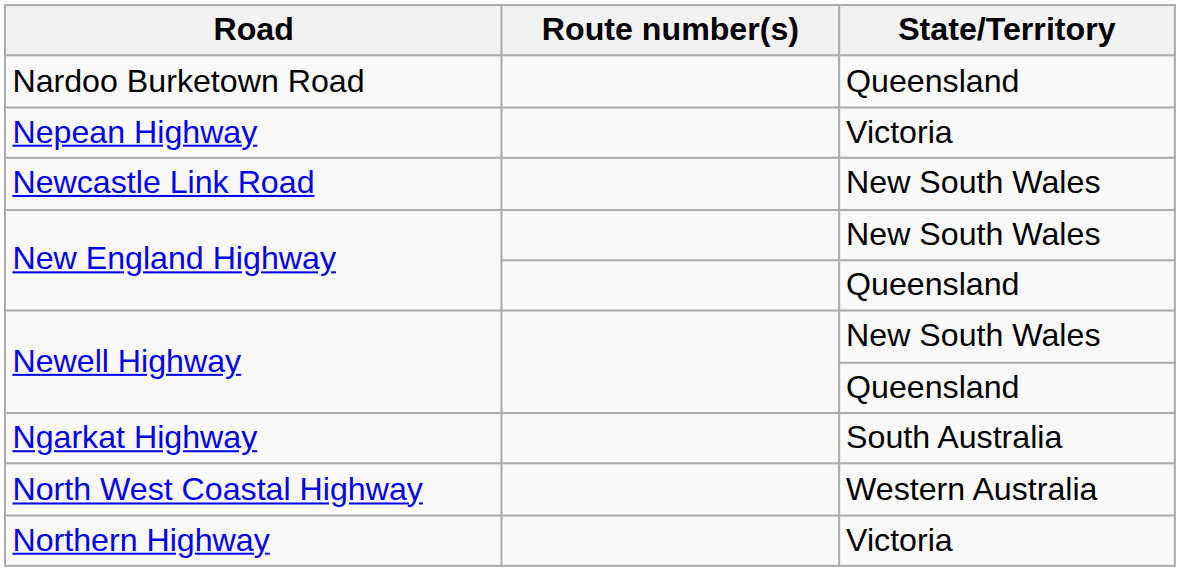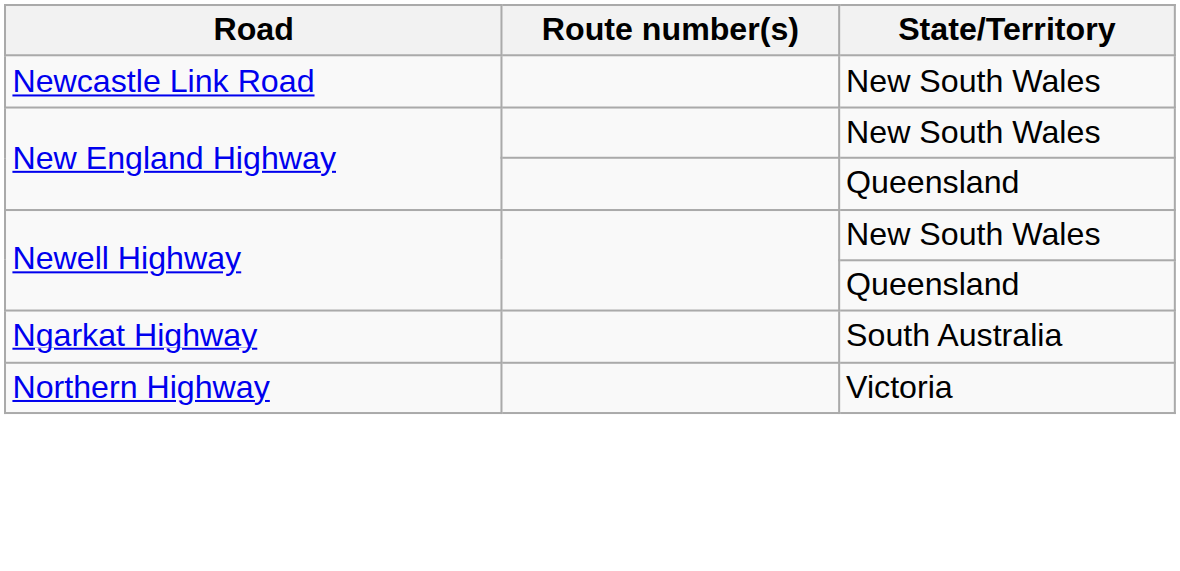- row: (189, 81)
- row: (135, 132)
- row: (218, 489)
